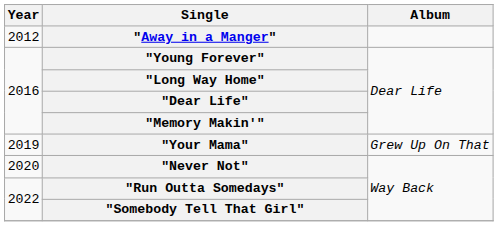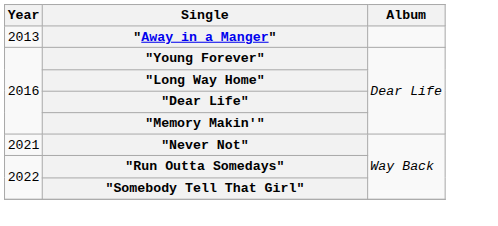(24, 37) 2012 -> (24, 37) 2013
- row: (205, 145)
(24, 167) 2020 -> (24, 145) 2021
